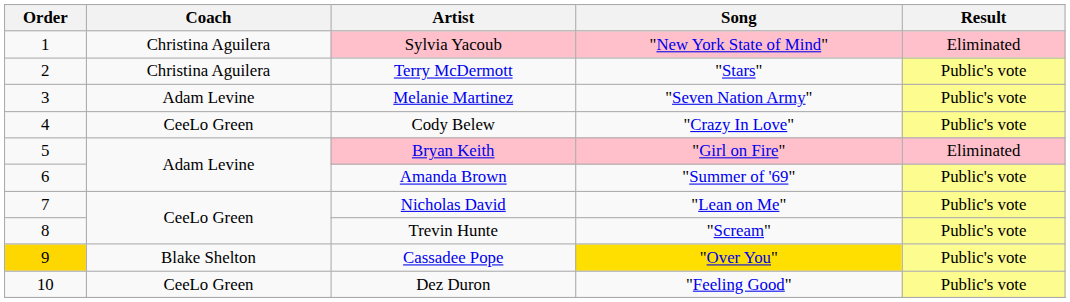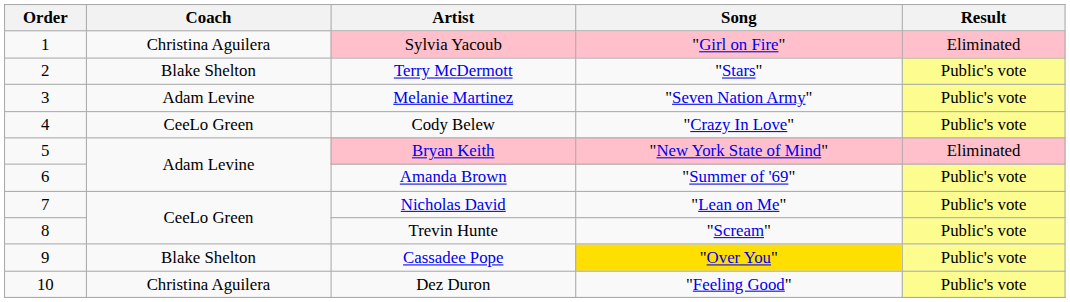(739, 44) "New York State of Mind" -> (739, 44) "Girl on Fire"
(208, 71) Christina Aguilera -> (208, 71) Blake Shelton
(739, 151) "Girl on Fire" -> (739, 151) "New York State of Mind"
(45, 257) gold background -> (45, 257) no background
(208, 284) CeeLo Green -> (208, 284) Christina Aguilera
